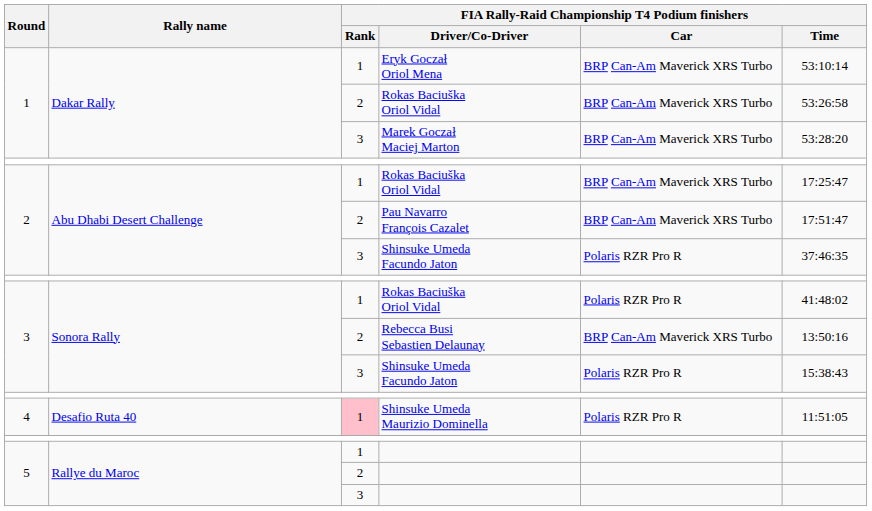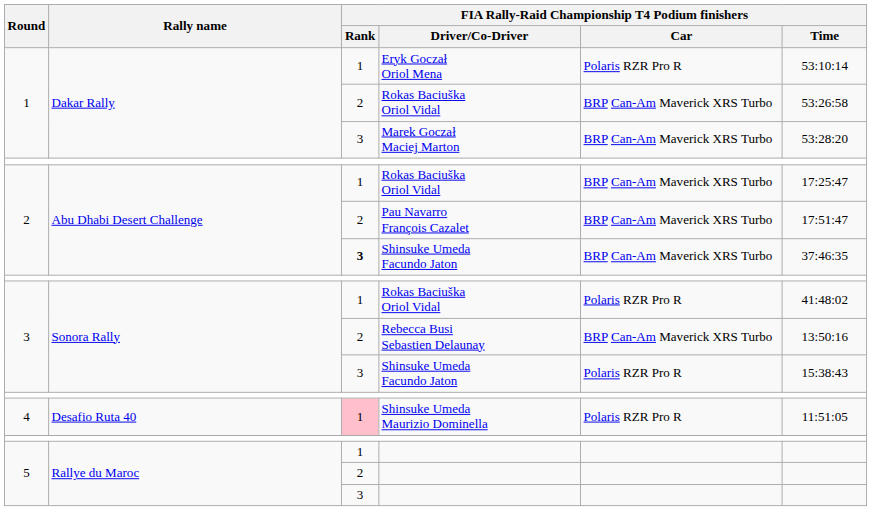(678, 65) BRP Can-Am Maverick XRS Turbo -> (633, 65) Polaris RZR Pro R
(360, 256) normal -> (360, 256) bold
(633, 256) Polaris RZR Pro R -> (678, 256) BRP Can-Am Maverick XRS Turbo
